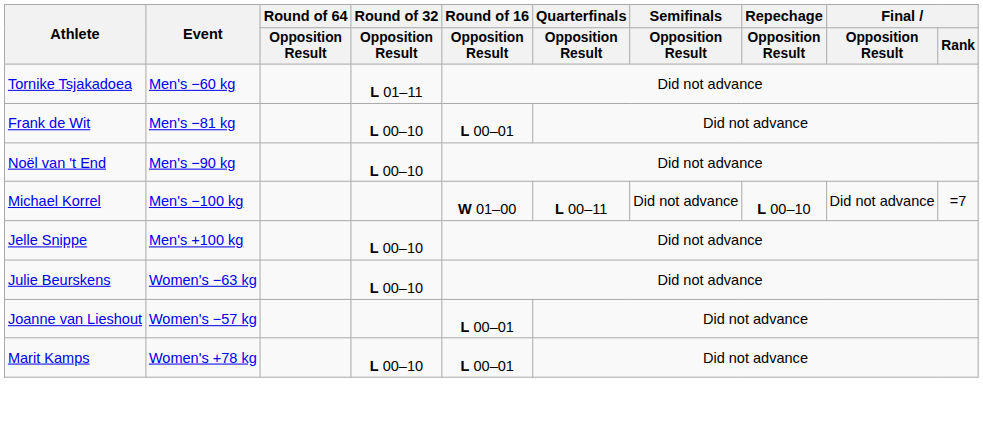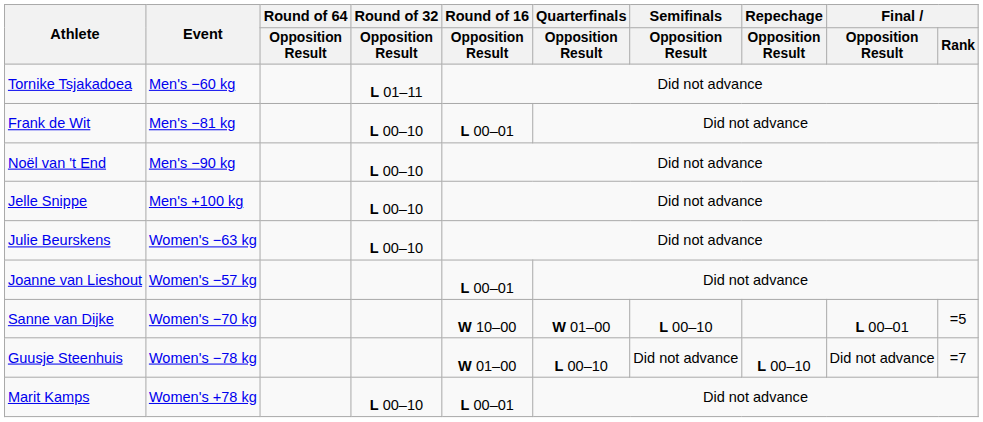- row: (54, 202)
+ row: (61, 319)
+ row: (65, 358)
